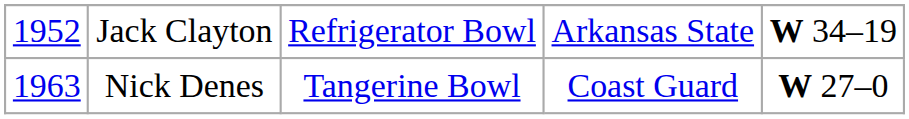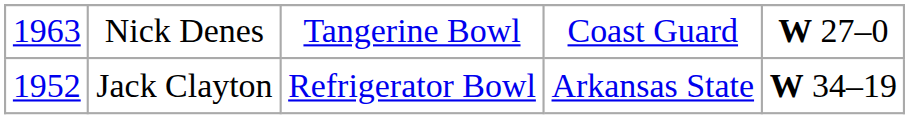rows swapped: (184, 31) <-> (184, 85)
